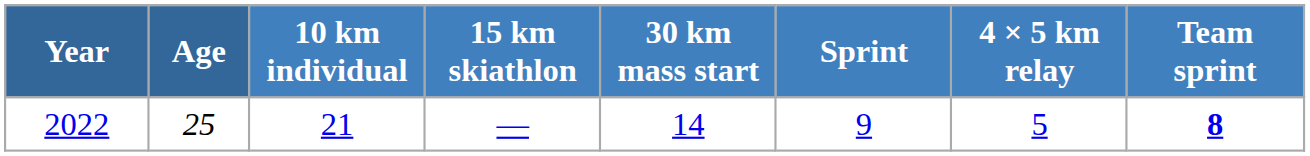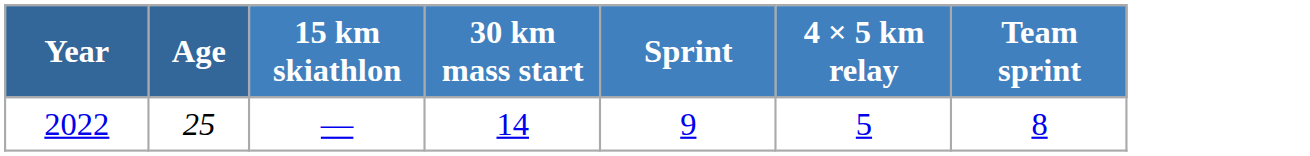- column: (337, 50)
(1215, 123) bold -> (1040, 123) normal
